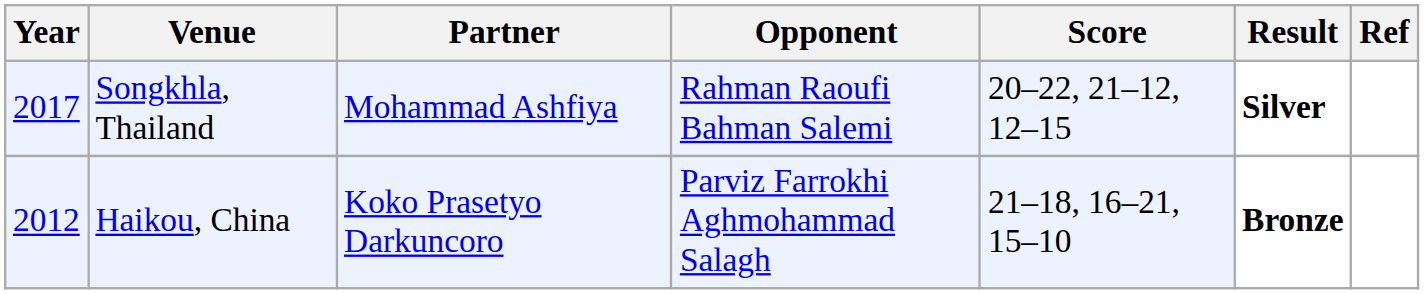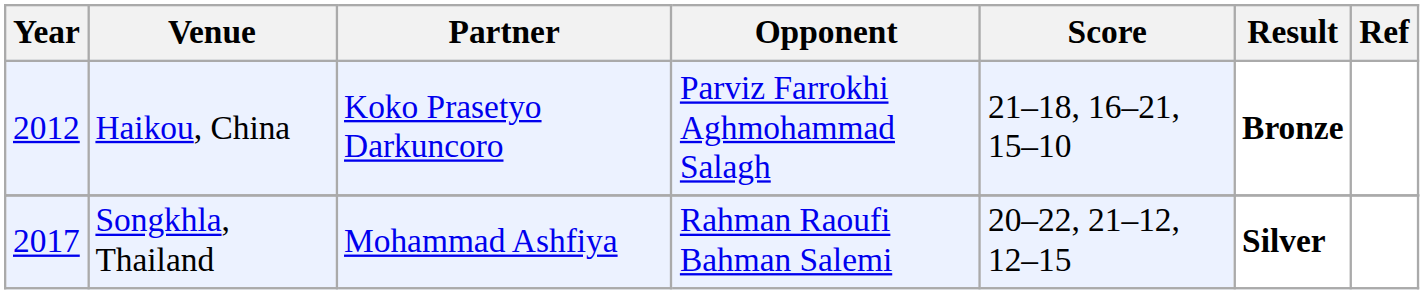rows swapped: (193, 221) <-> (163, 107)
